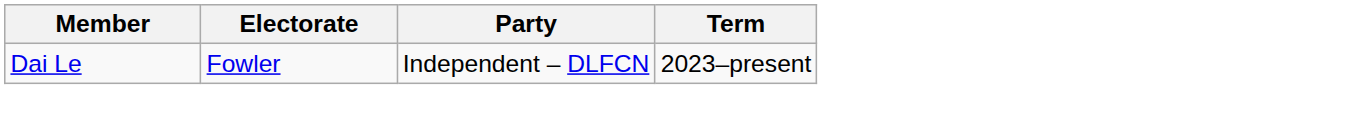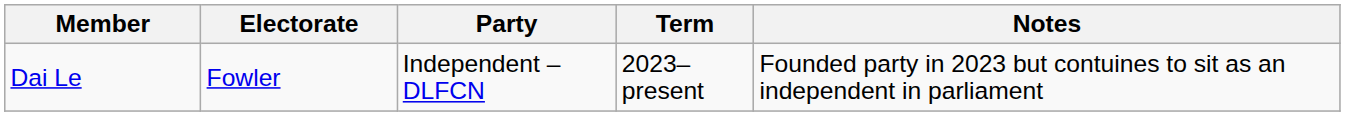+ column: (1047, 24)
